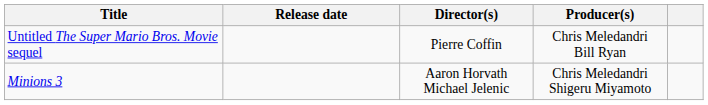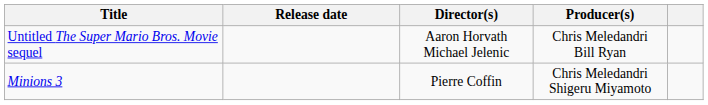(466, 44) Pierre Coffin -> (466, 44) Aaron Horvath Michael Jelenic
(466, 81) Aaron Horvath Michael Jelenic -> (466, 81) Pierre Coffin
